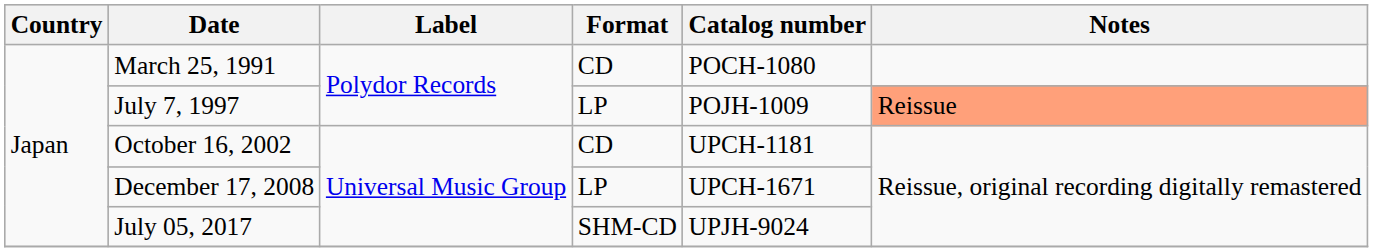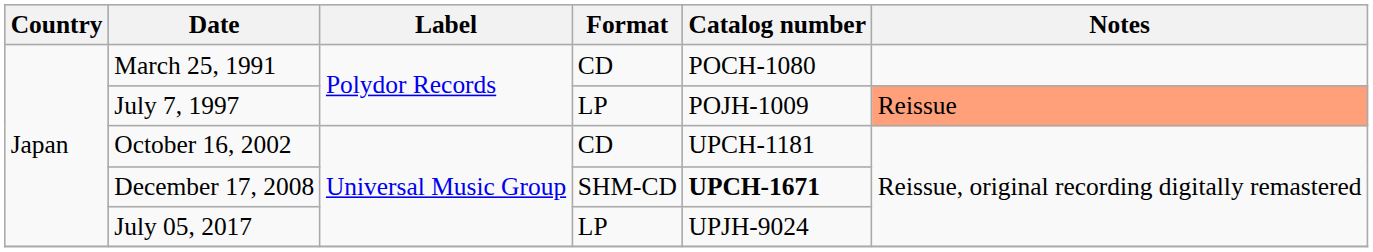(593, 186) LP -> (627, 186) SHM-CD
(752, 186) normal -> (754, 186) bold
(627, 226) SHM-CD -> (593, 226) LP
